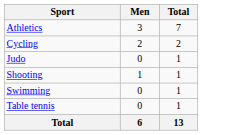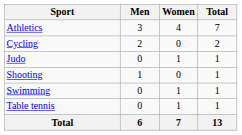+ column: (178, 12)
